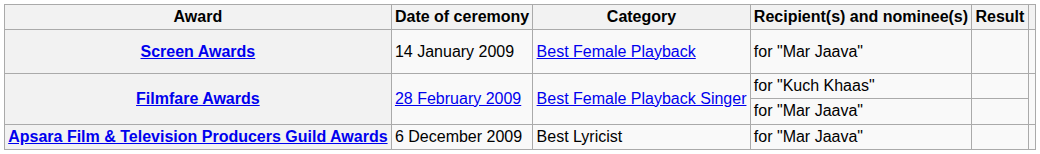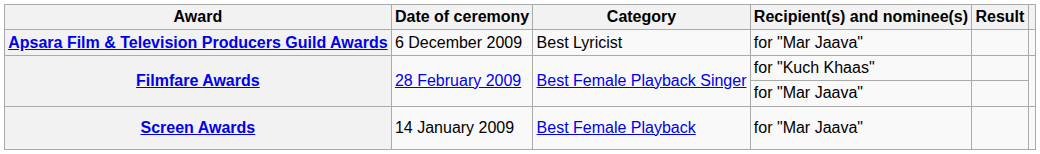rows swapped: (198, 136) <-> (198, 51)
